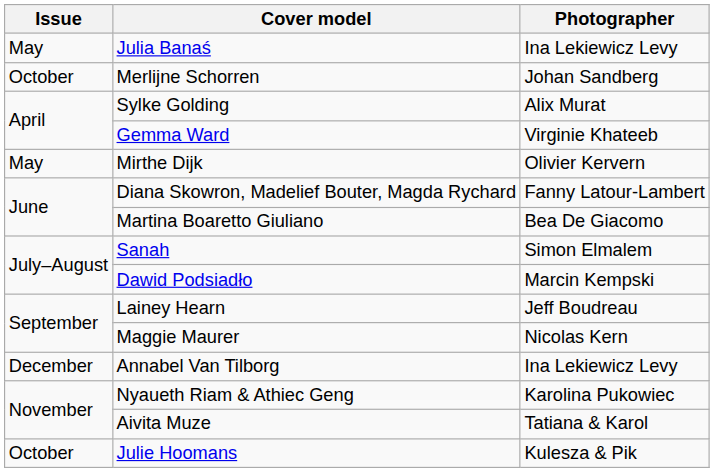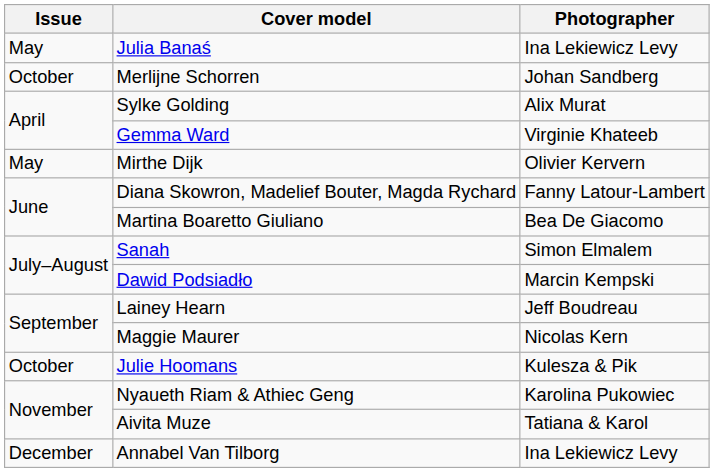rows swapped: (177, 452) <-> (198, 366)
